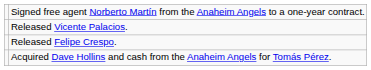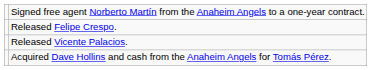rows swapped: (64, 42) <-> (69, 27)
